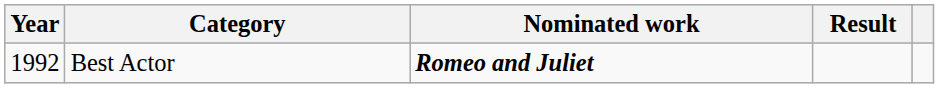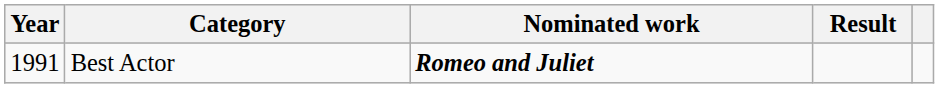(35, 62) 1992 -> (35, 62) 1991
